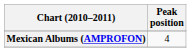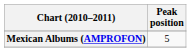(167, 39) 4 -> (167, 39) 5
